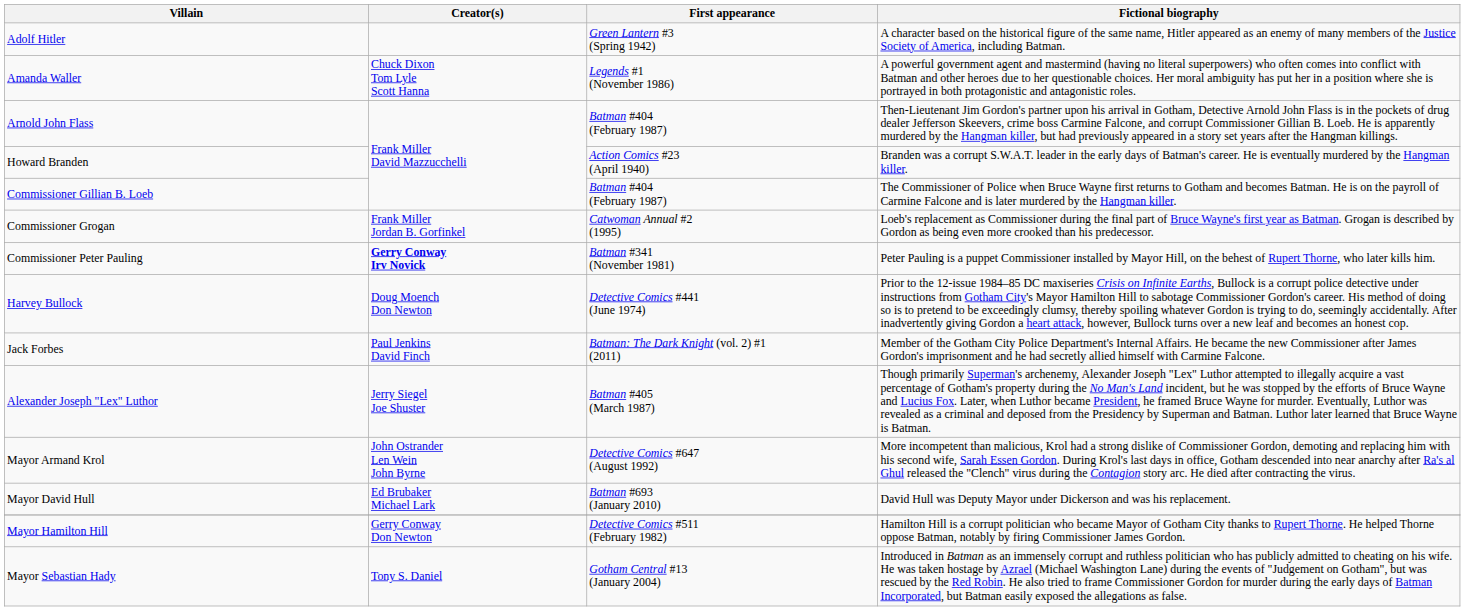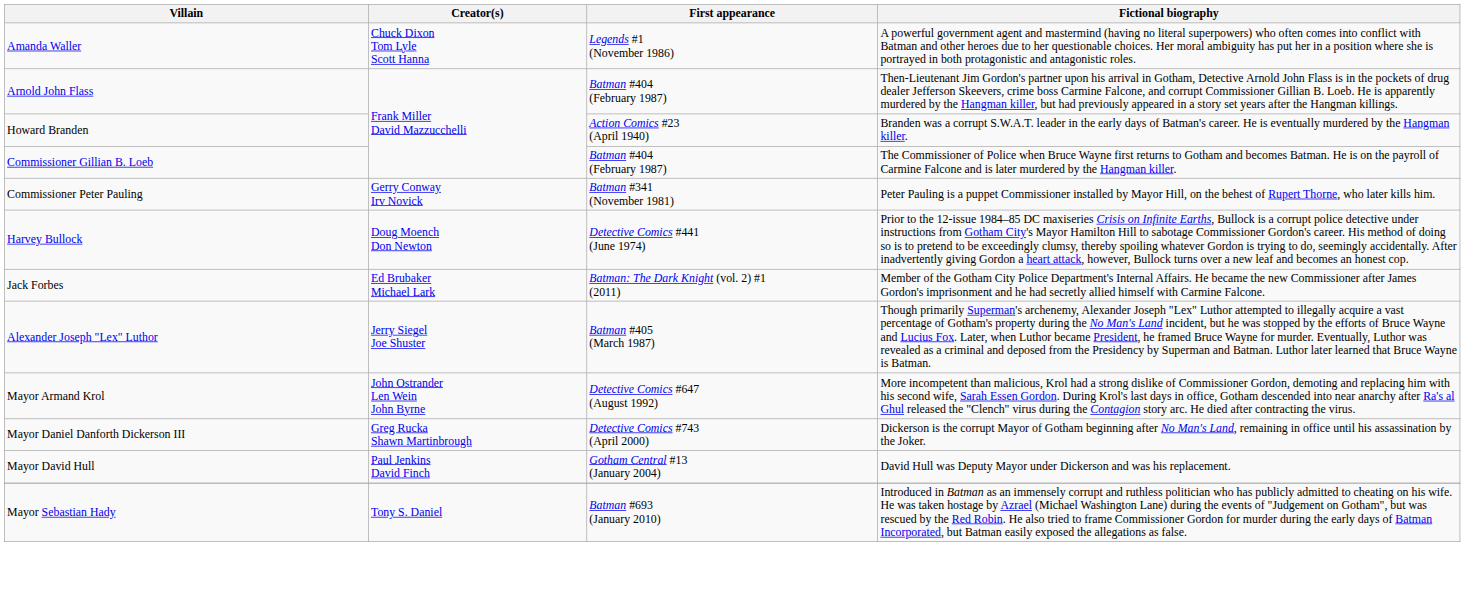- row: (36, 39)
- row: (61, 226)
(409, 258) bold -> (406, 194) normal
(401, 349) Paul Jenkins David Finch -> (403, 285) Ed Brubaker Michael Lark
+ row: (96, 434)
(403, 498) Ed Brubaker Michael Lark -> (401, 466) Paul Jenkins David Finch
(625, 498) Batman #693 (January 2010) -> (638, 466) Gotham Central #13 (January 2004)
- row: (57, 531)
(638, 576) Gotham Central #13 (January 2004) -> (625, 512) Batman #693 (January 2010)
